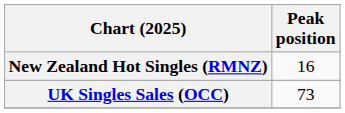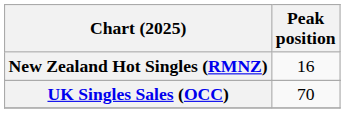(306, 94) 73 -> (306, 94) 70
